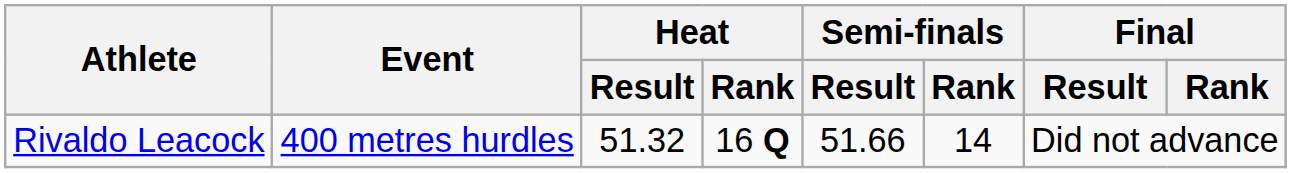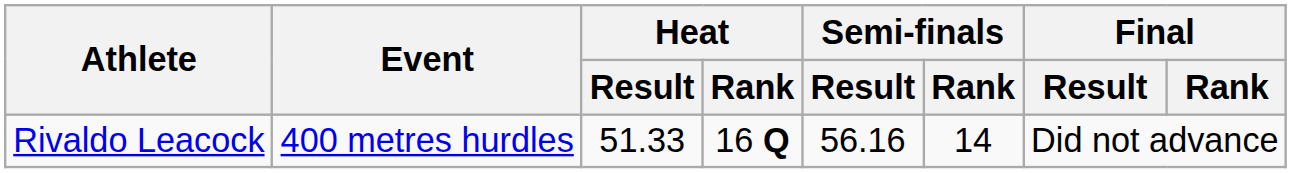(642, 141) 51.32 -> (642, 141) 51.33
(863, 141) 51.66 -> (863, 141) 56.16
